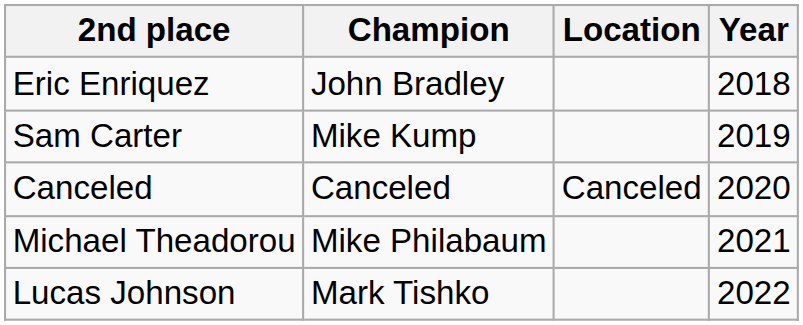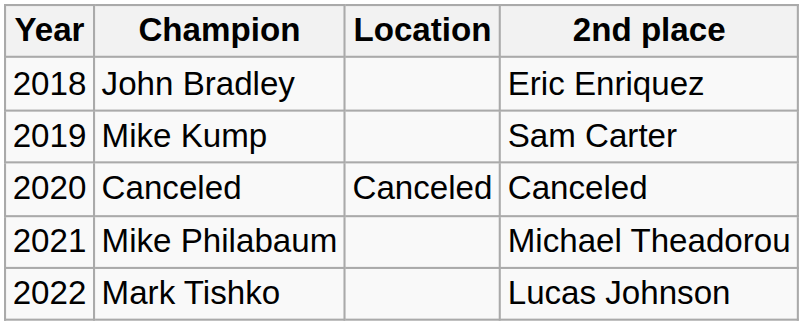columns swapped: (754, 30) <-> (154, 30)
